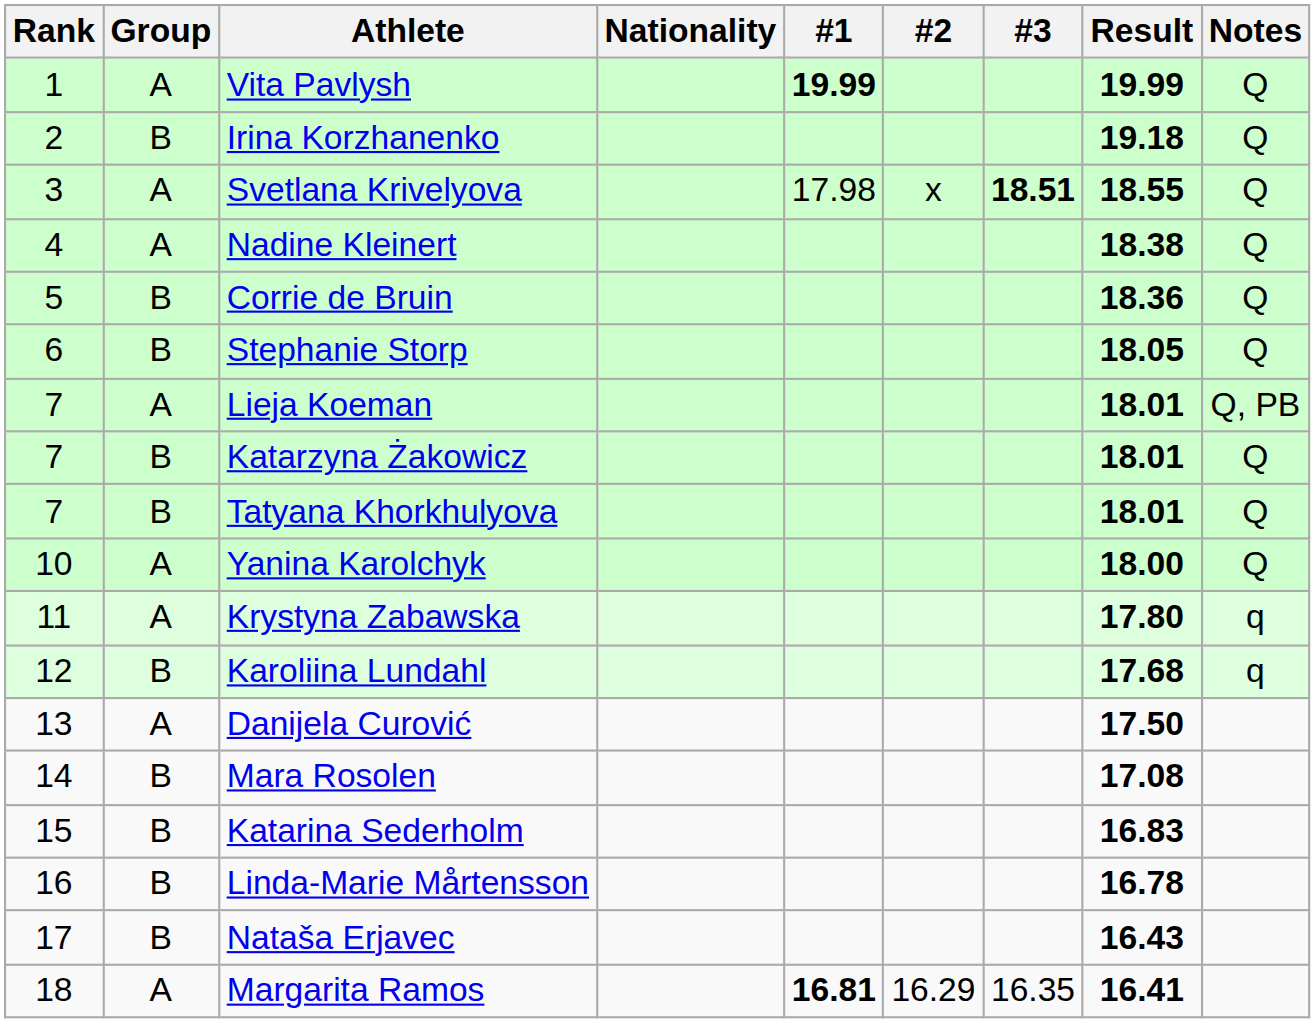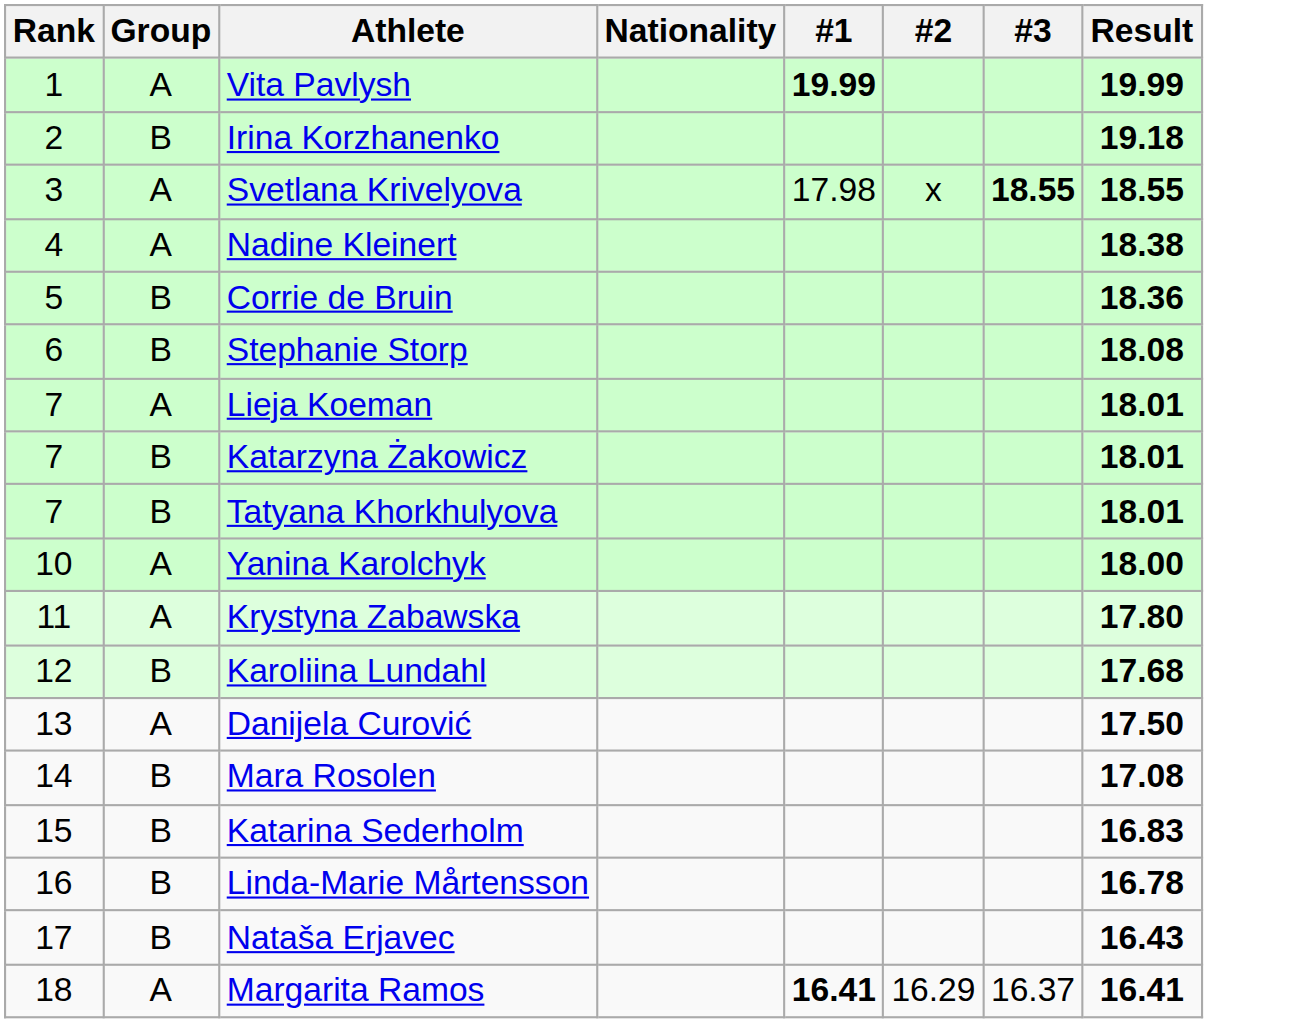- column: (1255, 31)
(1033, 191) 18.51 -> (1033, 191) 18.55
(1142, 350) 18.05 -> (1142, 350) 18.08
(834, 990) 16.81 -> (834, 990) 16.41
(1033, 990) 16.35 -> (1033, 990) 16.37
